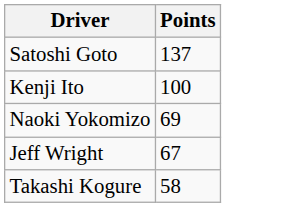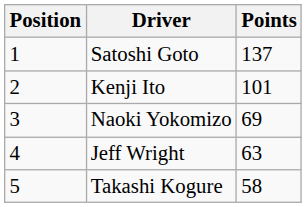+ column: (45, 20)
(176, 86) 100 -> (257, 86) 101
(170, 152) 67 -> (252, 152) 63
